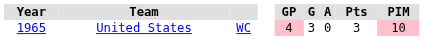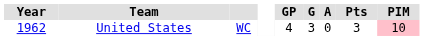(31, 28) 1965 -> (31, 28) 1962
(289, 28) pink background -> (289, 28) no background
